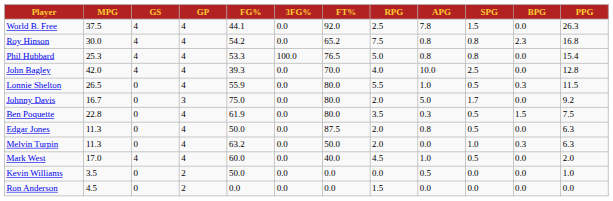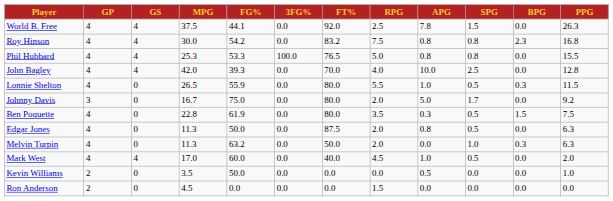columns swapped: (203, 12) <-> (108, 12)
(332, 41) 65.2 -> (332, 41) 83.2
(571, 56) 15.4 -> (571, 56) 15.5
